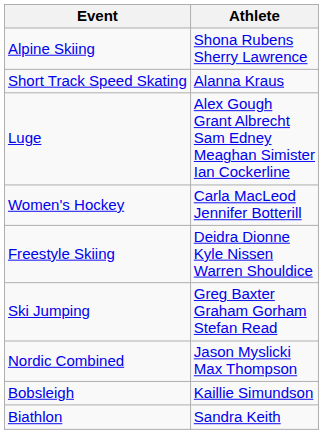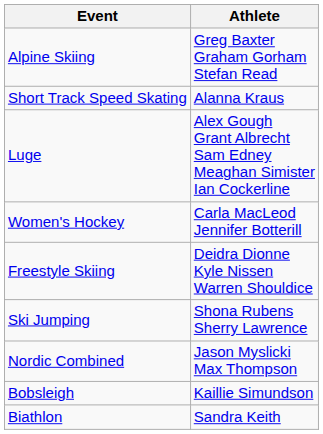(251, 48) Shona Rubens Sherry Lawrence -> (250, 57) Greg Baxter Graham Gorham Stefan Read
(250, 311) Greg Baxter Graham Gorham Stefan Read -> (251, 320) Shona Rubens Sherry Lawrence
